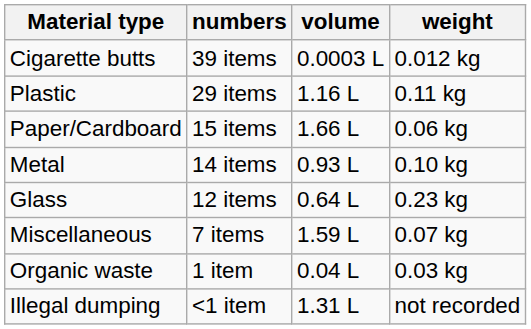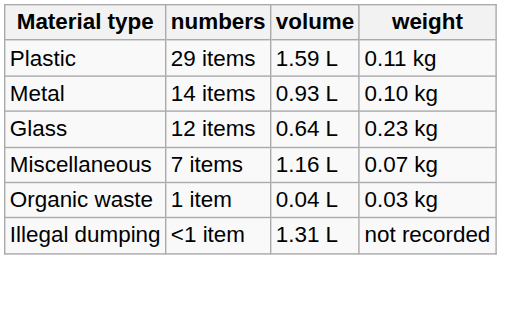- row: (83, 57)
(328, 93) 1.16 L -> (307, 57) 1.59 L
- row: (96, 128)
(328, 235) 1.59 L -> (307, 164) 1.16 L
